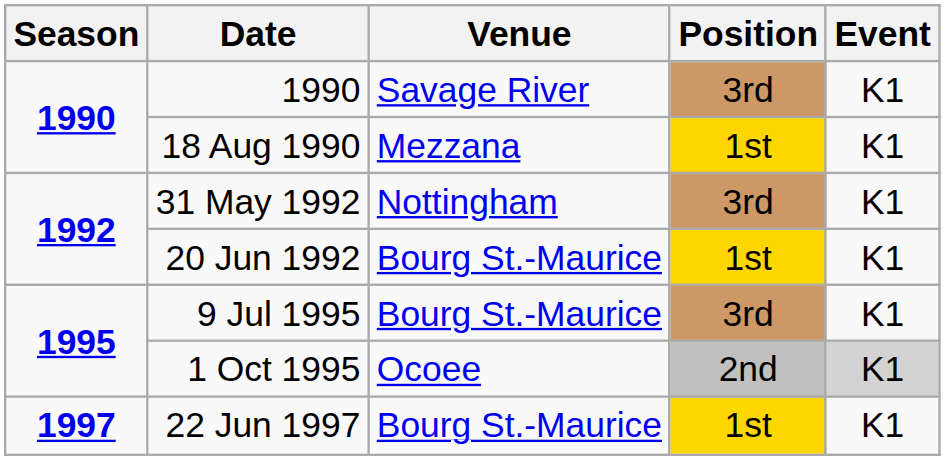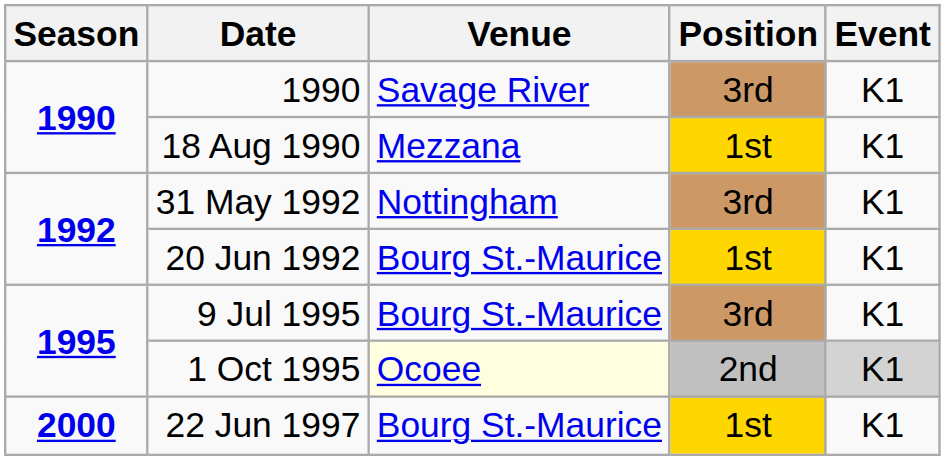(429, 370) no background -> (429, 370) lightyellow background
(76, 426) 1997 -> (76, 426) 2000
